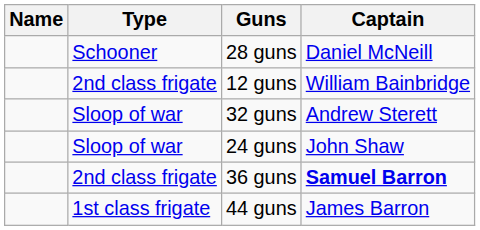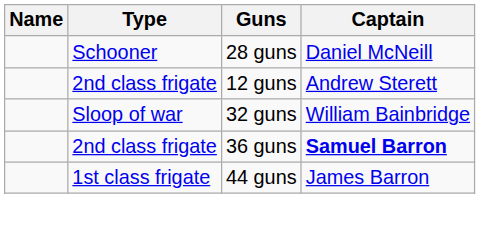(388, 83) William Bainbridge -> (371, 83) Andrew Sterett
(371, 114) Andrew Sterett -> (388, 114) William Bainbridge
- row: (261, 146)
